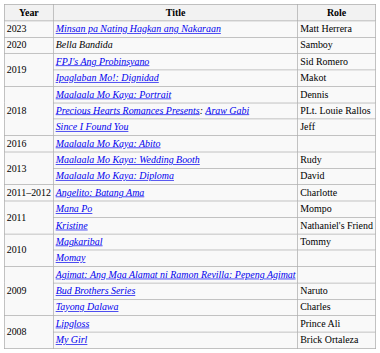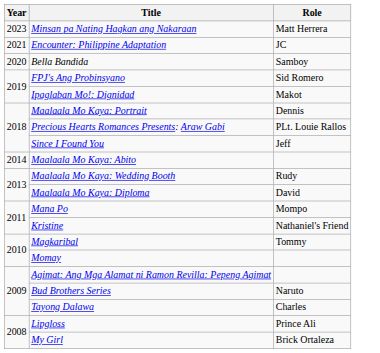+ row: (99, 45)
(17, 144) 2016 -> (17, 160) 2014
- row: (100, 193)
